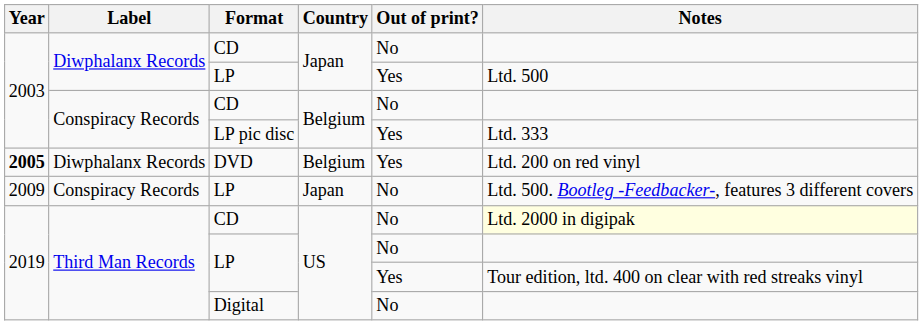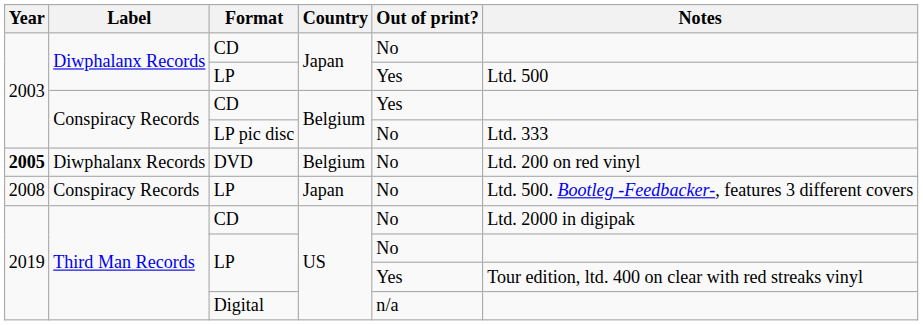(387, 104) No -> (390, 104) Yes
(390, 133) Yes -> (387, 133) No
(390, 162) Yes -> (387, 162) No
(27, 190) 2009 -> (27, 190) 2008
(561, 219) lightyellow background -> (561, 219) no background
(387, 305) No -> (387, 305) n/a
